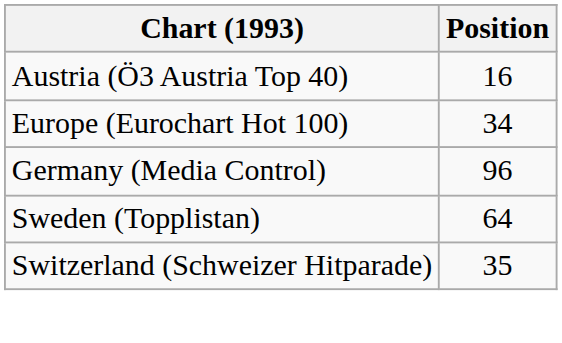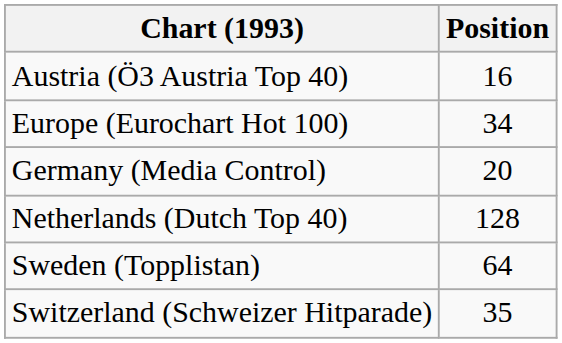(498, 170) 96 -> (498, 170) 20
+ row: (180, 218)
